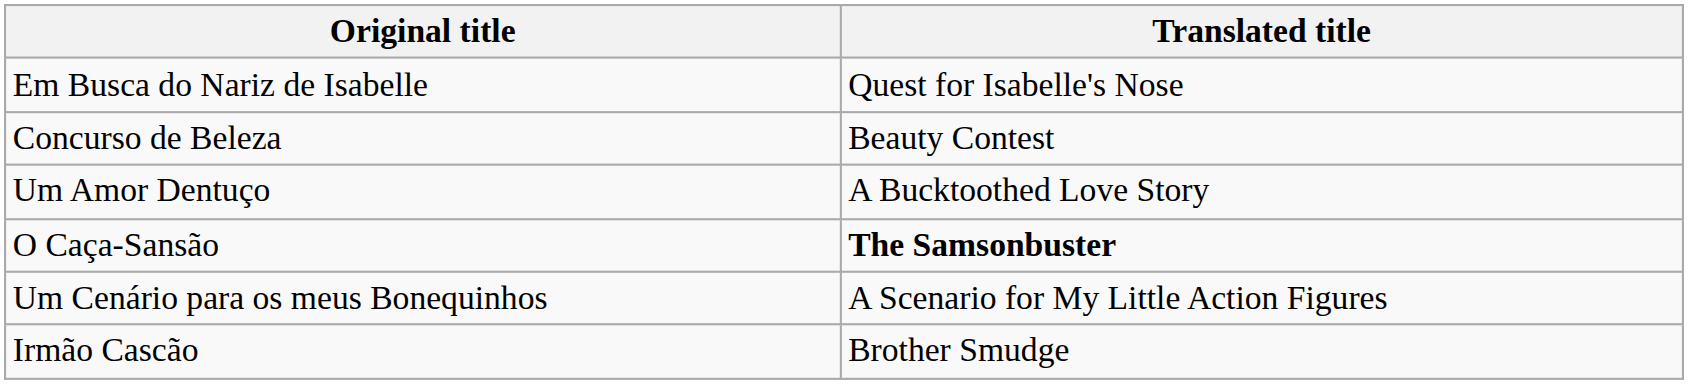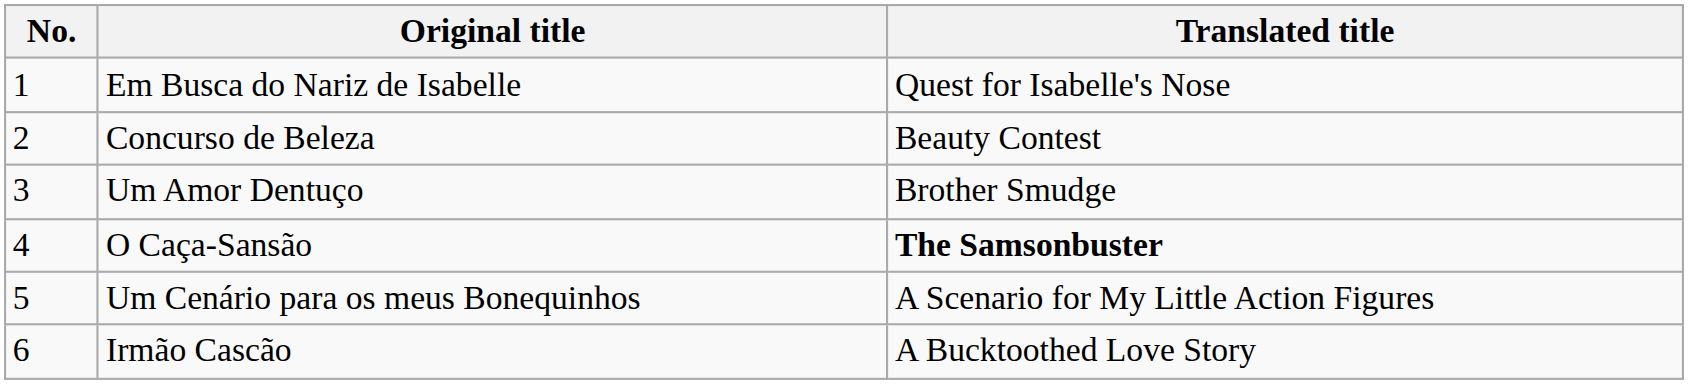+ column: (52, 31)
(1029, 191) A Bucktoothed Love Story -> (1006, 191) Brother Smudge
(959, 350) Brother Smudge -> (1076, 350) A Bucktoothed Love Story
